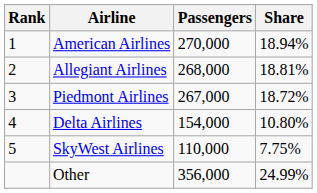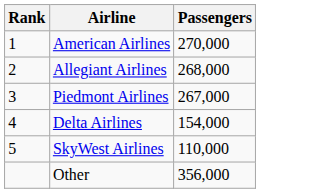- column: (284, 17)
